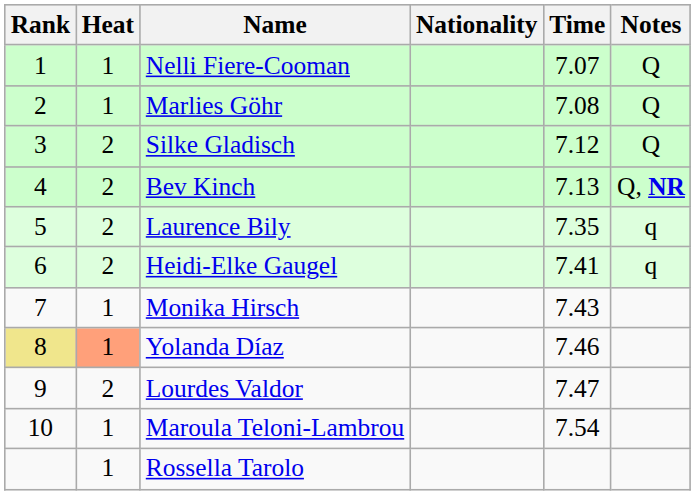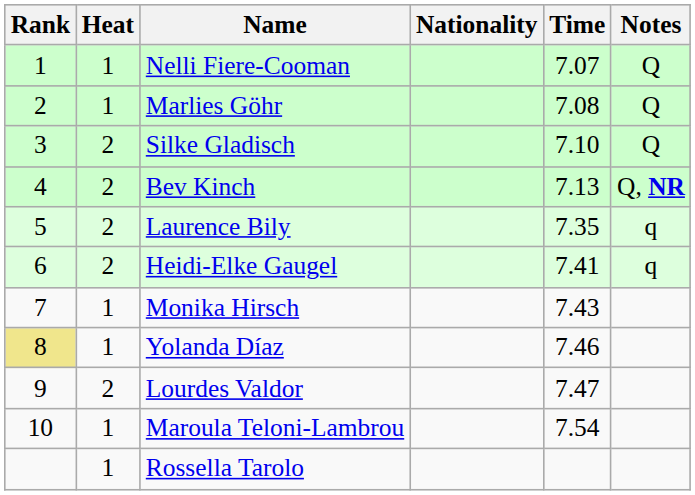(577, 145) 7.12 -> (577, 145) 7.10
(108, 347) lightsalmon background -> (108, 347) no background
